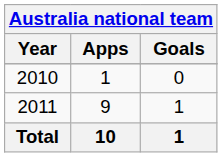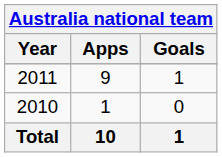rows swapped: (37, 78) <-> (37, 107)
